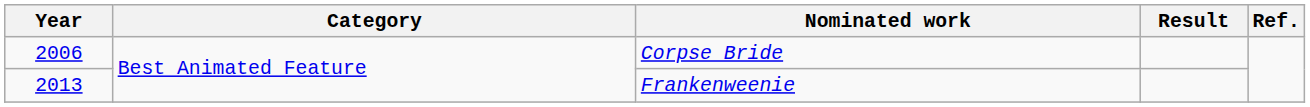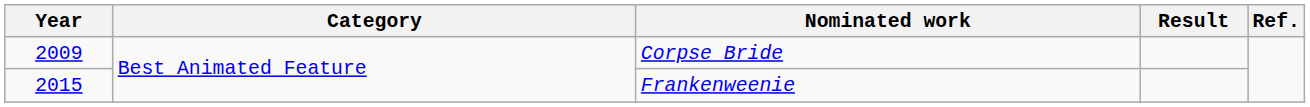(59, 53) 2006 -> (59, 53) 2009
(59, 85) 2013 -> (59, 85) 2015
